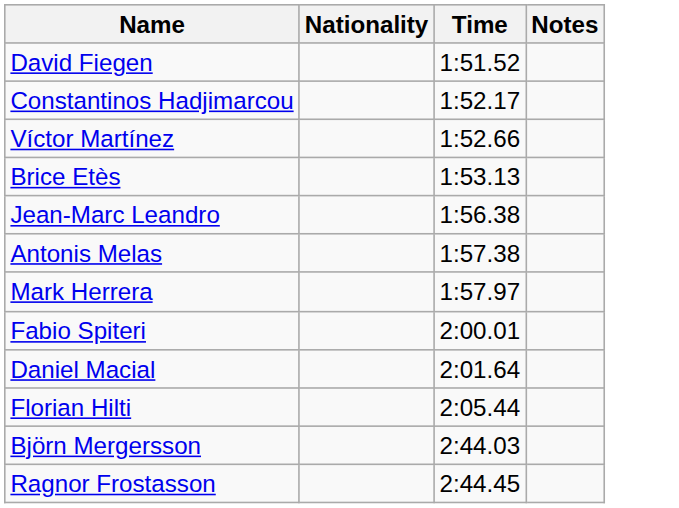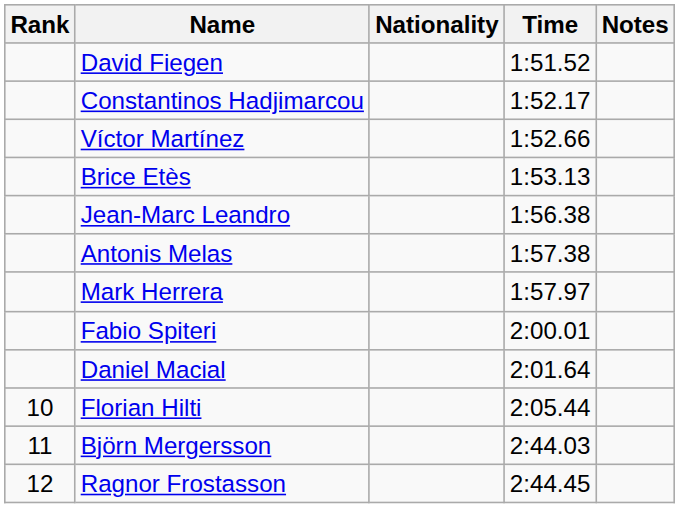+ column: (40, 24)
